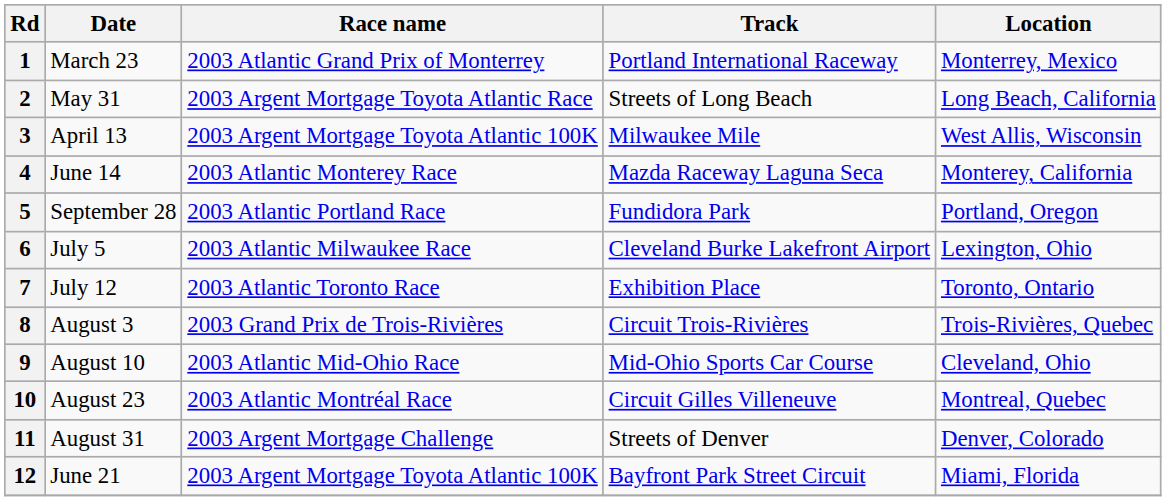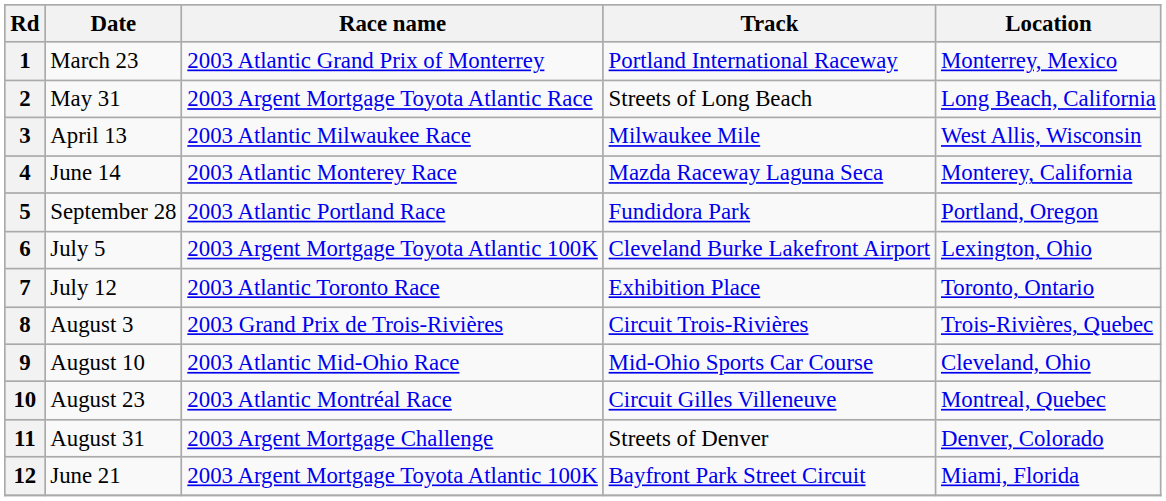(393, 136) 2003 Argent Mortgage Toyota Atlantic 100K -> (329, 136) 2003 Atlantic Milwaukee Race
(329, 249) 2003 Atlantic Milwaukee Race -> (393, 249) 2003 Argent Mortgage Toyota Atlantic 100K
